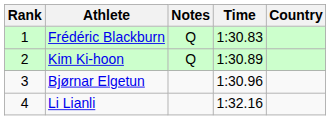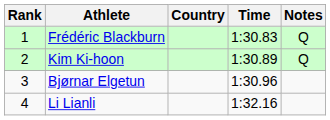columns swapped: (296, 15) <-> (191, 15)
